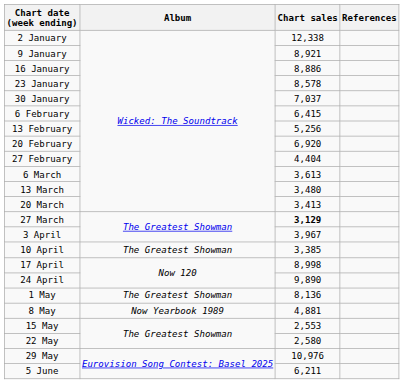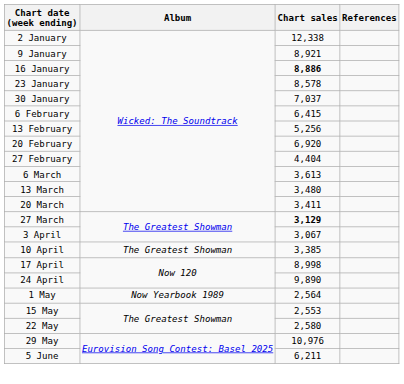(308, 68) normal -> (308, 68) bold
(308, 204) 3,413 -> (308, 204) 3,411
(308, 234) 3,967 -> (308, 234) 3,067
(178, 295) The Greatest Showman -> (178, 295) Now Yearbook 1989
(308, 295) 8,136 -> (308, 295) 2,564
- row: (42, 310)
